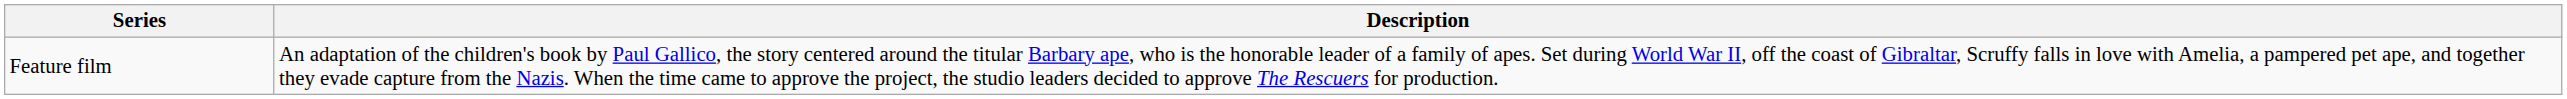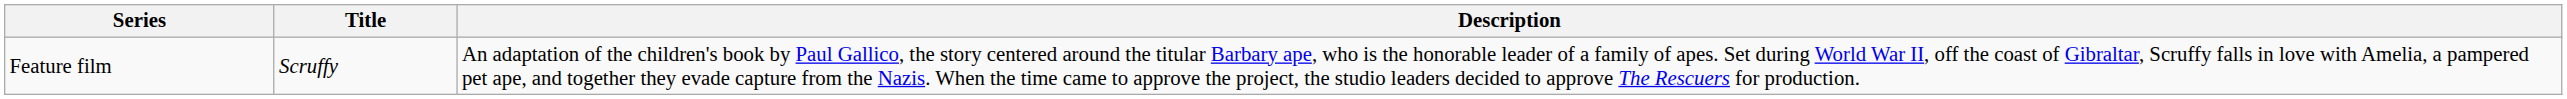+ column: (366, 20)
